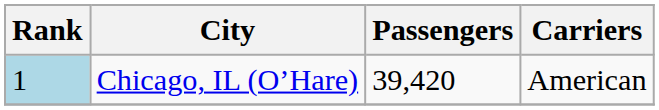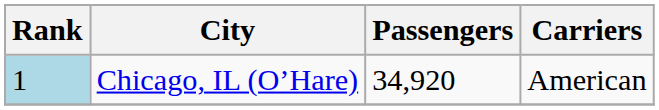(414, 79) 39,420 -> (414, 79) 34,920
